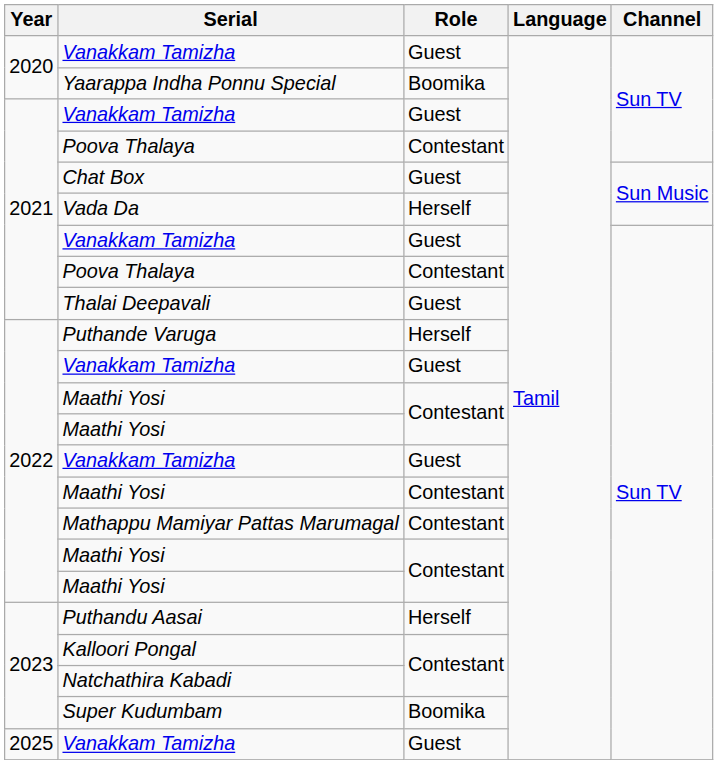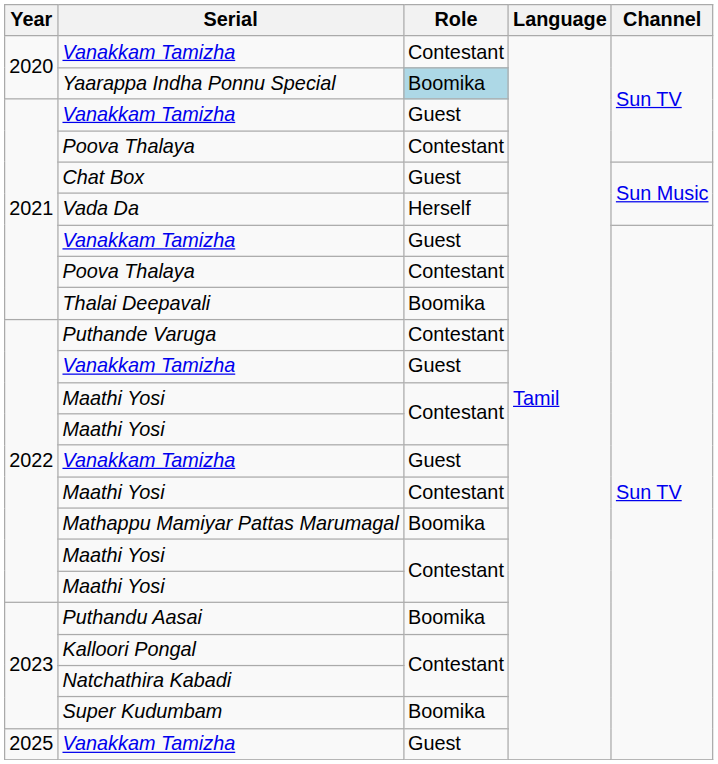(434, 51) Guest -> (456, 51) Contestant
(447, 83) no background -> (447, 83) lightblue background
(434, 303) Guest -> (447, 303) Boomika
(439, 334) Herself -> (456, 334) Contestant
(456, 523) Contestant -> (447, 523) Boomika
(439, 618) Herself -> (447, 618) Boomika
